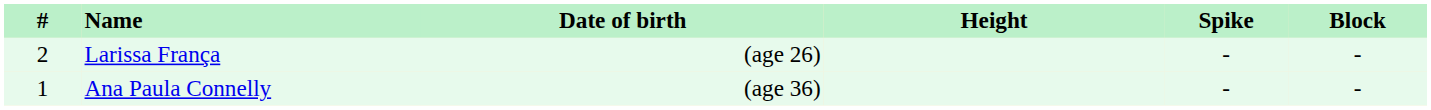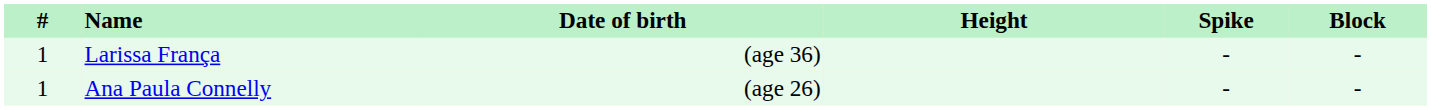(43, 54) 2 -> (43, 54) 1
(782, 54) (age 26) -> (782, 54) (age 36)
(782, 88) (age 36) -> (782, 88) (age 26)
